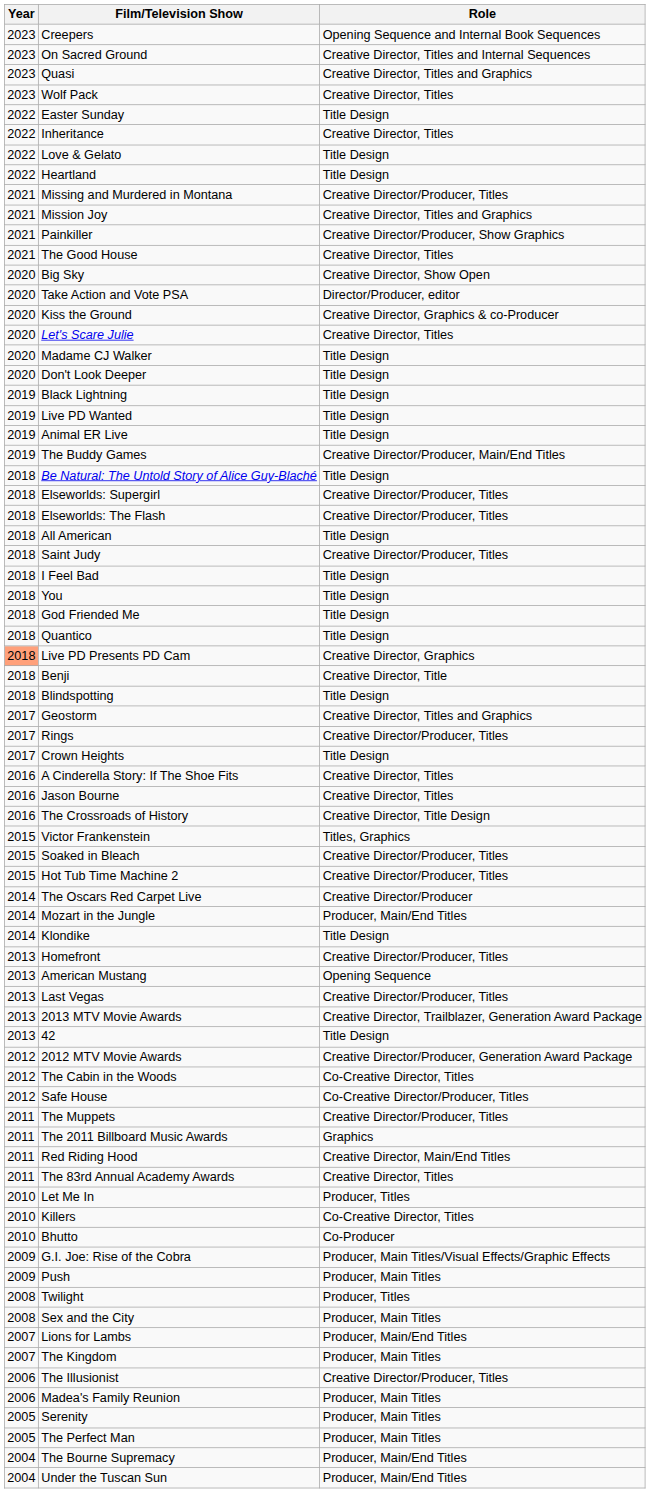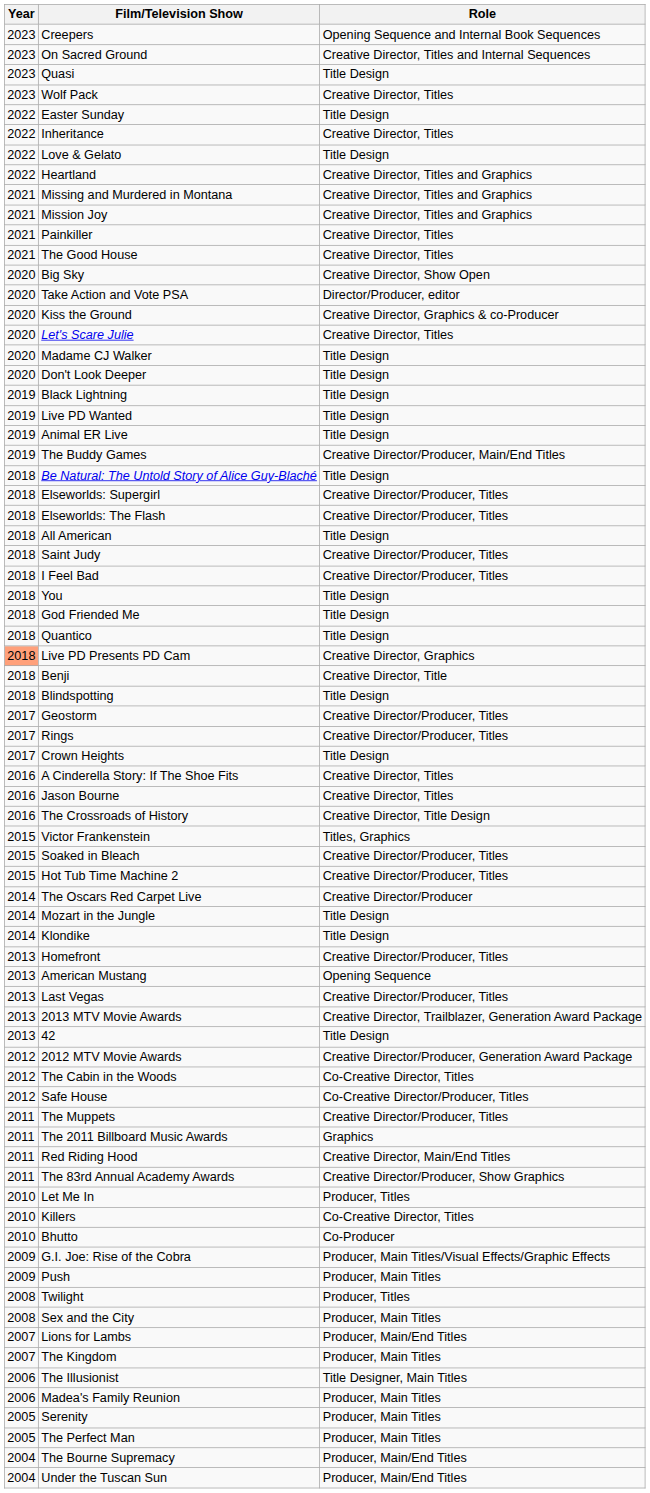(427, 74) Creative Director, Titles and Graphics -> (356, 74) Title Design
(356, 174) Title Design -> (427, 174) Creative Director, Titles and Graphics
(415, 194) Creative Director/Producer, Titles -> (427, 194) Creative Director, Titles and Graphics
(444, 235) Creative Director/Producer, Show Graphics -> (388, 235) Creative Director, Titles
(356, 575) Title Design -> (415, 575) Creative Director/Producer, Titles
(427, 716) Creative Director, Titles and Graphics -> (415, 716) Creative Director/Producer, Titles
(395, 916) Producer, Main/End Titles -> (356, 916) Title Design
(388, 1177) Creative Director, Titles -> (444, 1177) Creative Director/Producer, Show Graphics
(415, 1377) Creative Director/Producer, Titles -> (395, 1377) Title Designer, Main Titles
